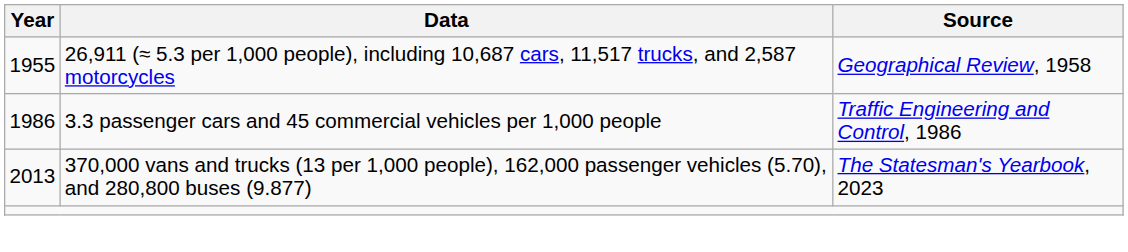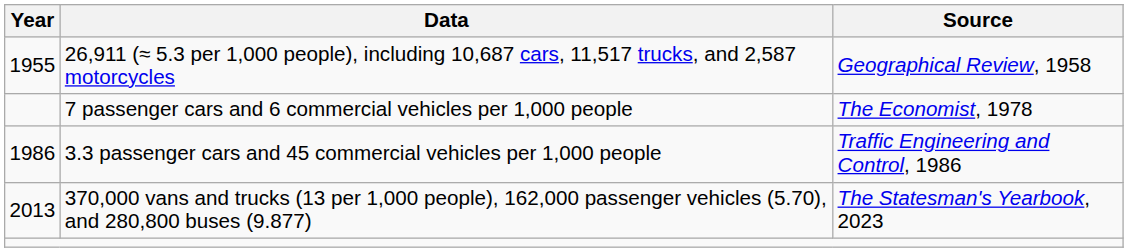+ row: (349, 109)
